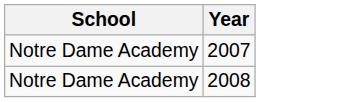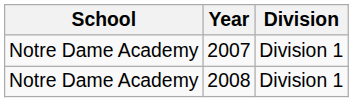+ column: (301, 19)
